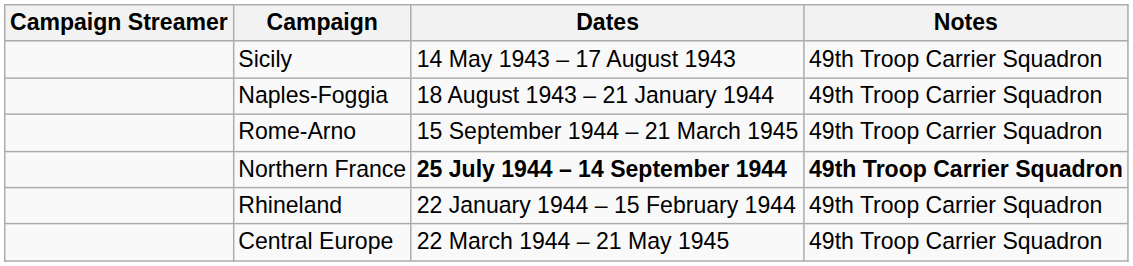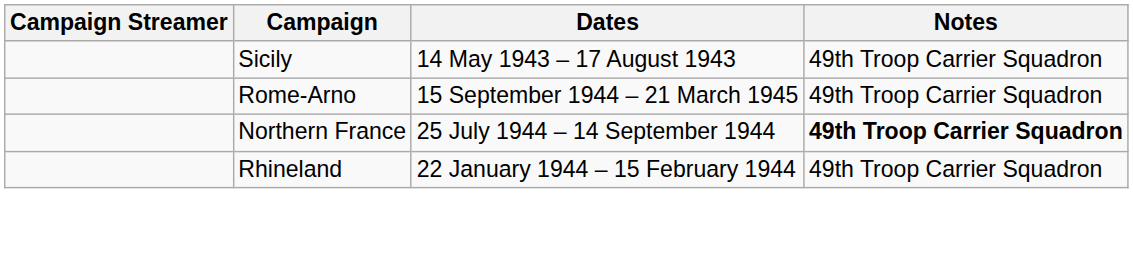- row: (313, 95)
(602, 168) bold -> (596, 132) normal
- row: (316, 242)
